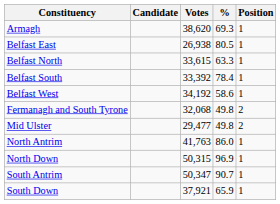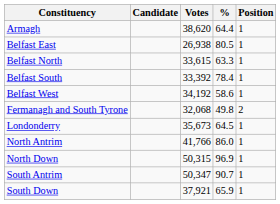(225, 28) 69.3 -> (225, 28) 64.4
+ row: (33, 126)
- row: (29, 126)
(197, 142) 41,763 -> (197, 142) 41,766
